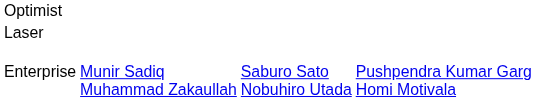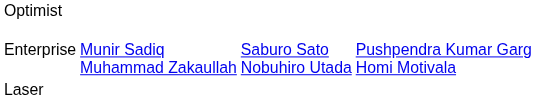rows swapped: (24, 32) <-> (40, 72)
